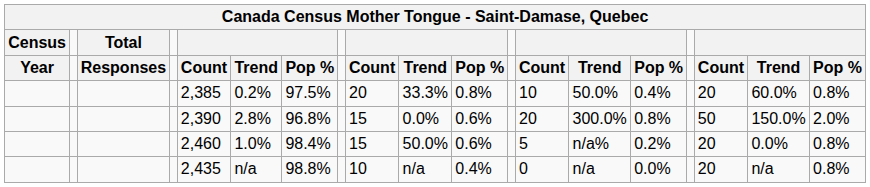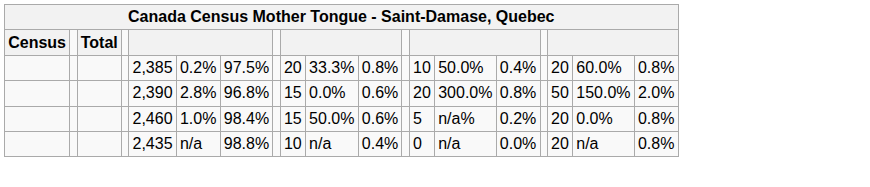- row: (37, 67)
